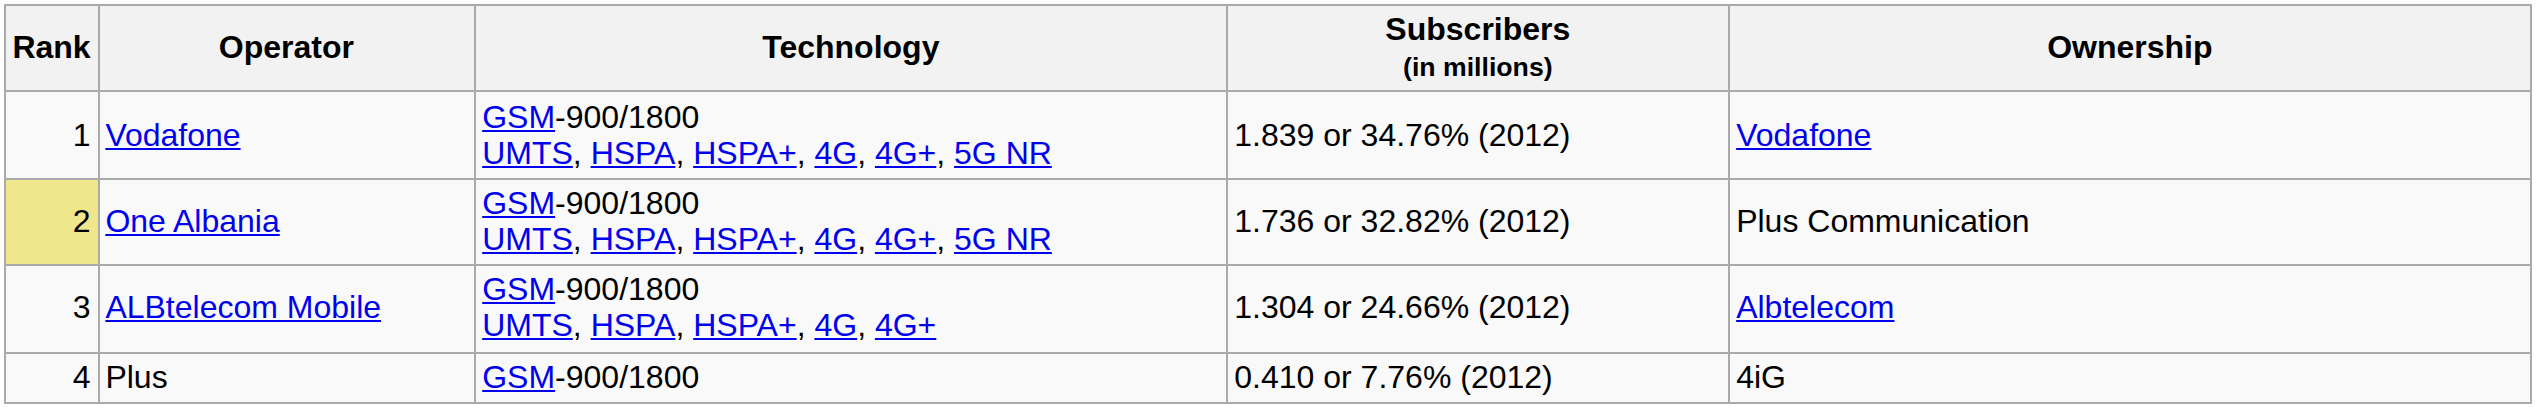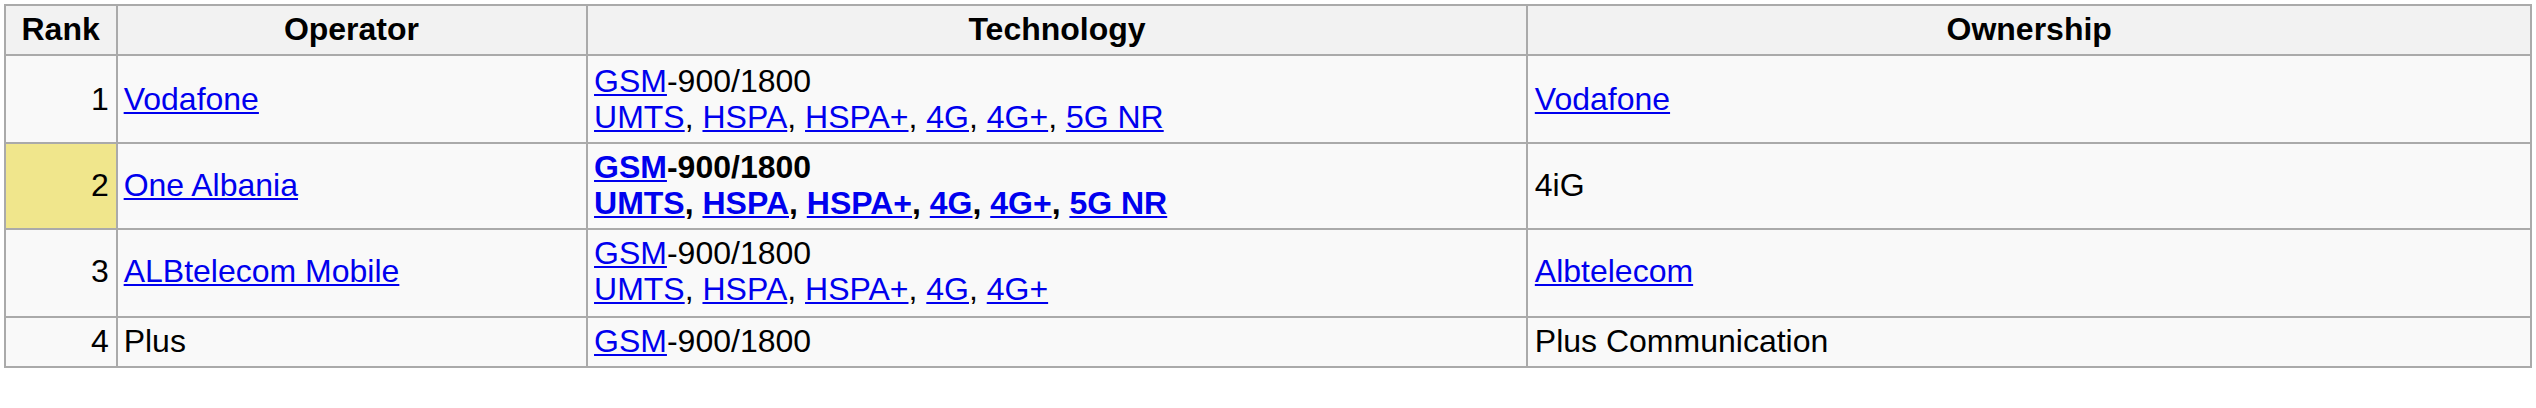- column: (1478, 47)
(767, 221) normal -> (881, 185) bold
(1883, 221) Plus Communication -> (1560, 185) 4iG
(1761, 376) 4iG -> (1682, 340) Plus Communication
